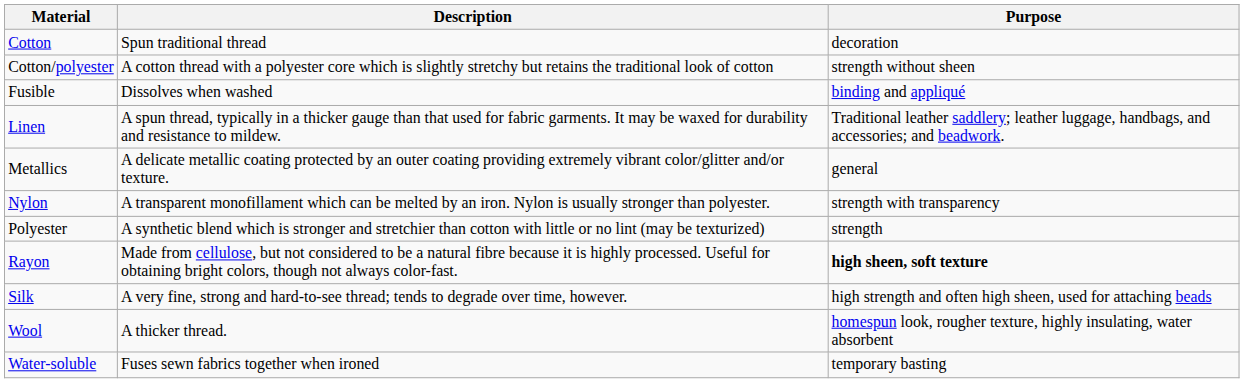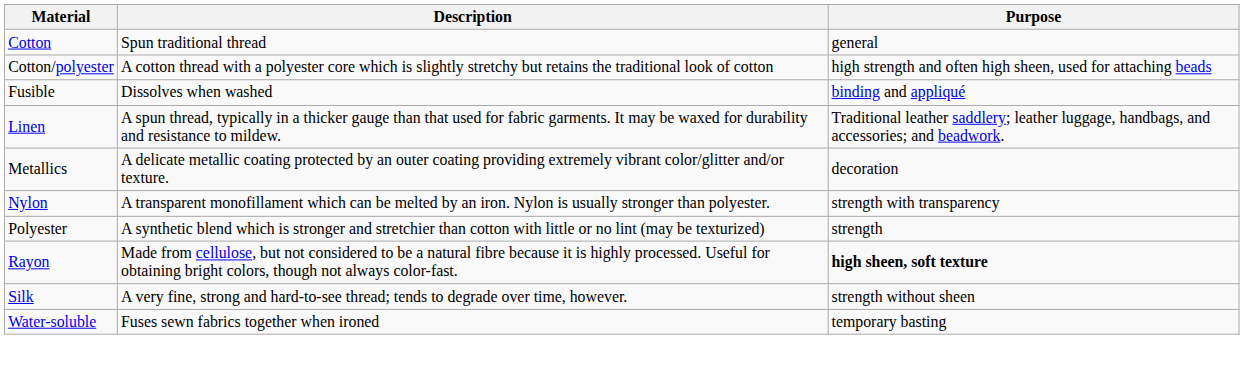(865, 42) decoration -> (855, 42) general
(903, 67) strength without sheen -> (1022, 67) high strength and often high sheen, used for attaching beads
(855, 169) general -> (865, 169) decoration
(1022, 296) high strength and often high sheen, used for attaching beads -> (903, 296) strength without sheen
- row: (25, 330)
